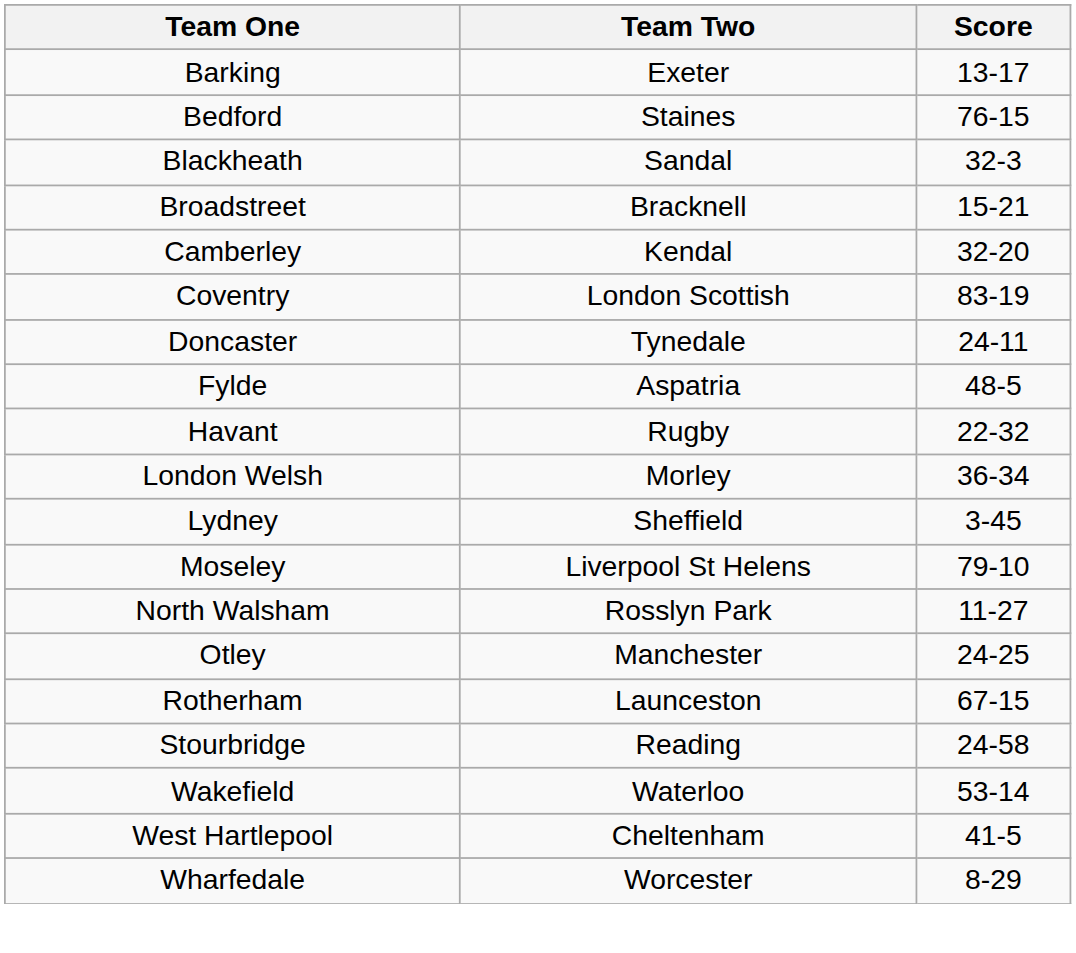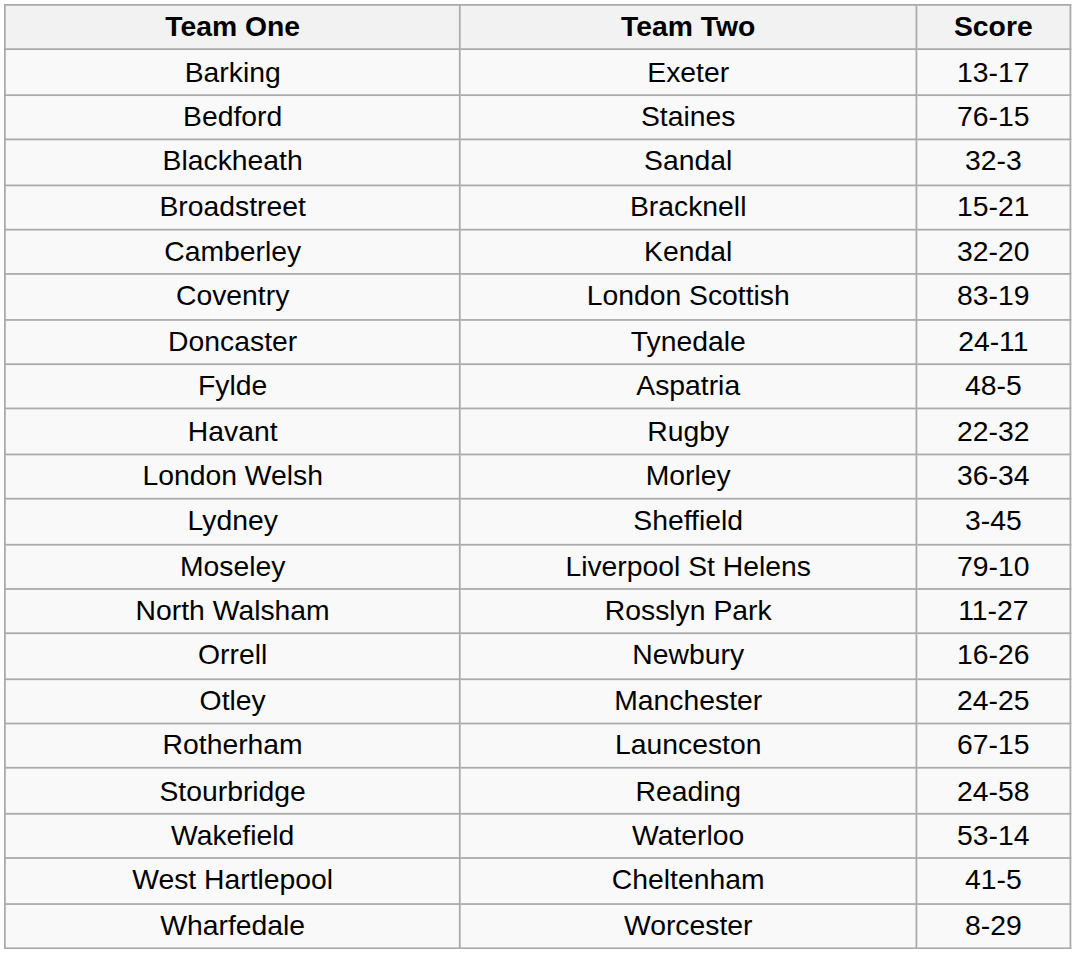+ row: (233, 655)
